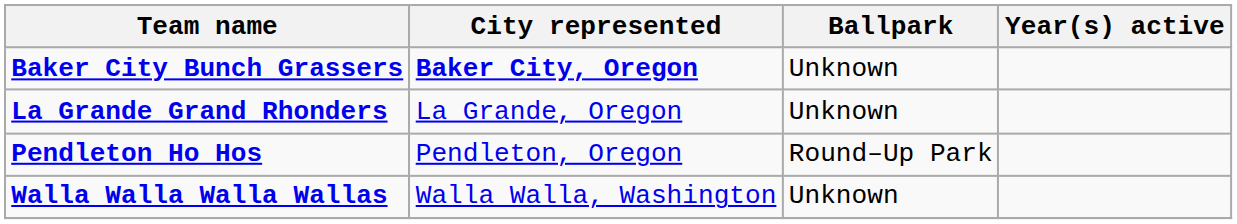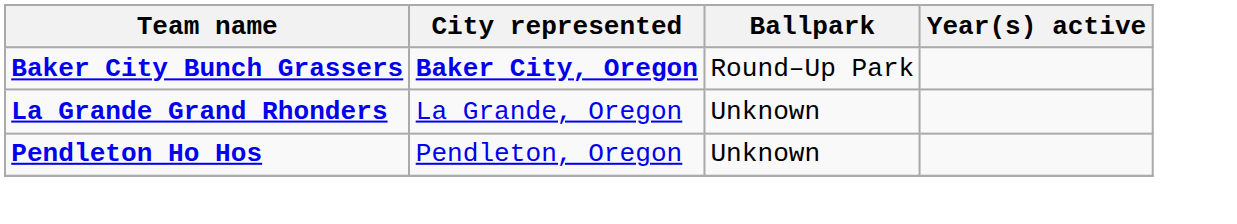(844, 69) Unknown -> (812, 69) Round–Up Park
(891, 154) Round–Up Park -> (765, 154) Unknown
- row: (199, 197)
